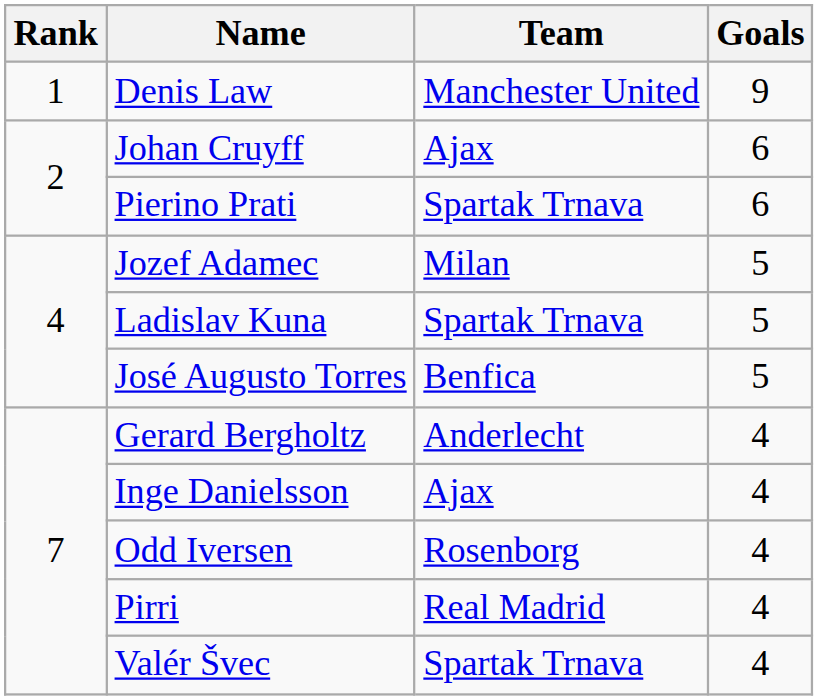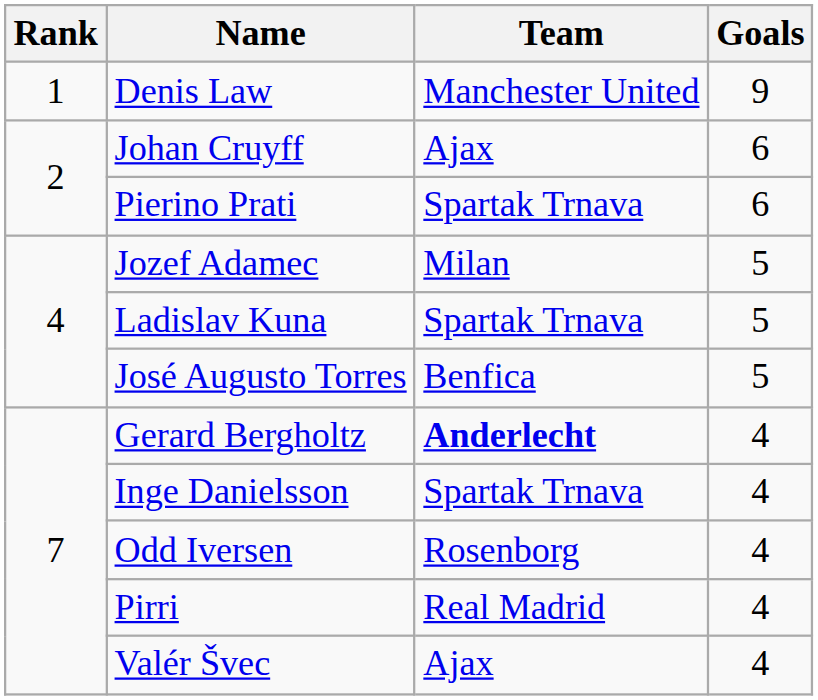(504, 434) normal -> (510, 434) bold
(458, 491) Ajax -> (533, 491) Spartak Trnava
(533, 663) Spartak Trnava -> (458, 663) Ajax
